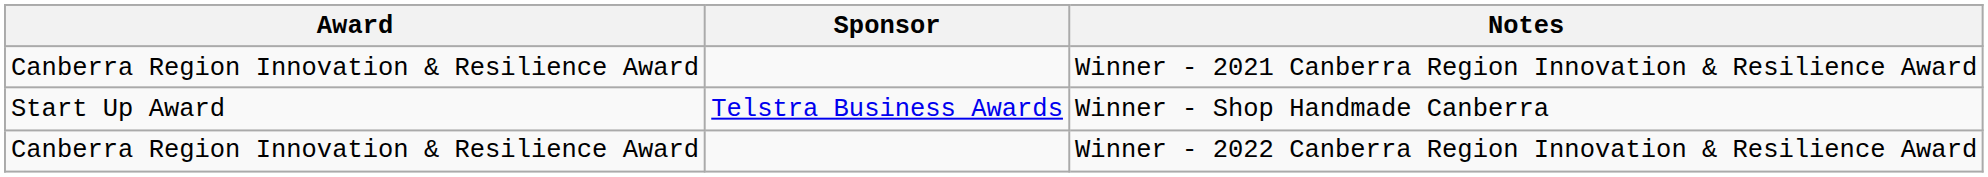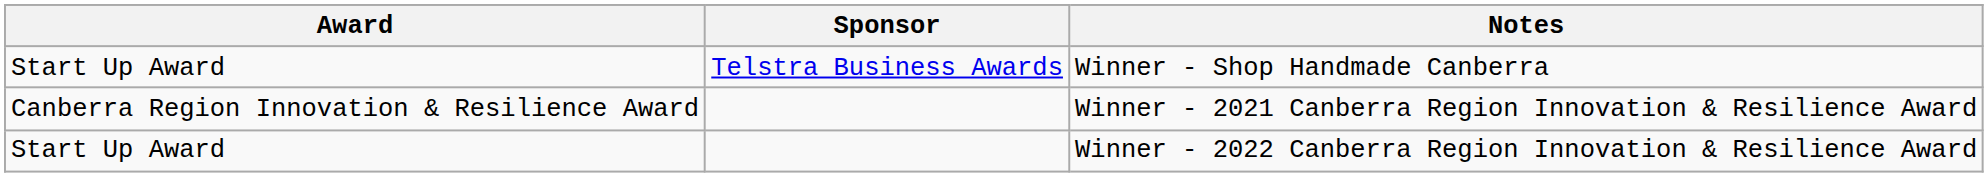rows swapped: (1312, 109) <-> (1526, 67)
(355, 150) Canberra Region Innovation & Resilience Award -> (118, 150) Start Up Award
